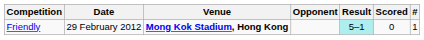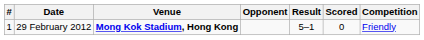columns swapped: (415, 12) <-> (34, 12)
(357, 27) paleturquoise background -> (306, 27) no background
